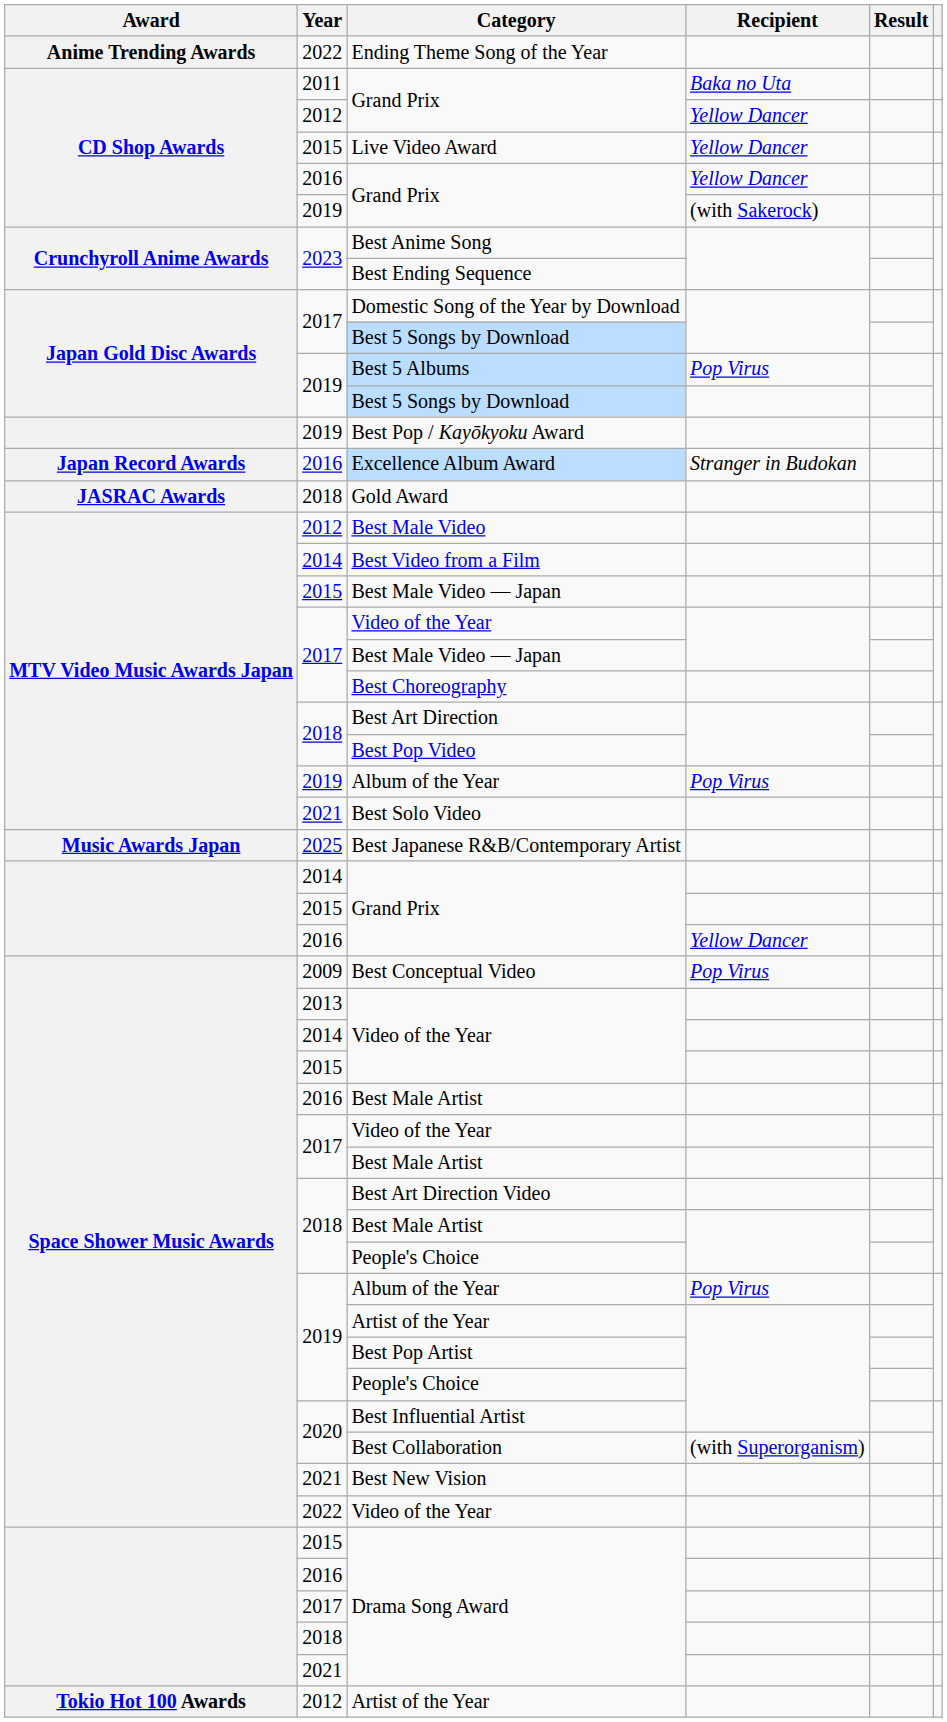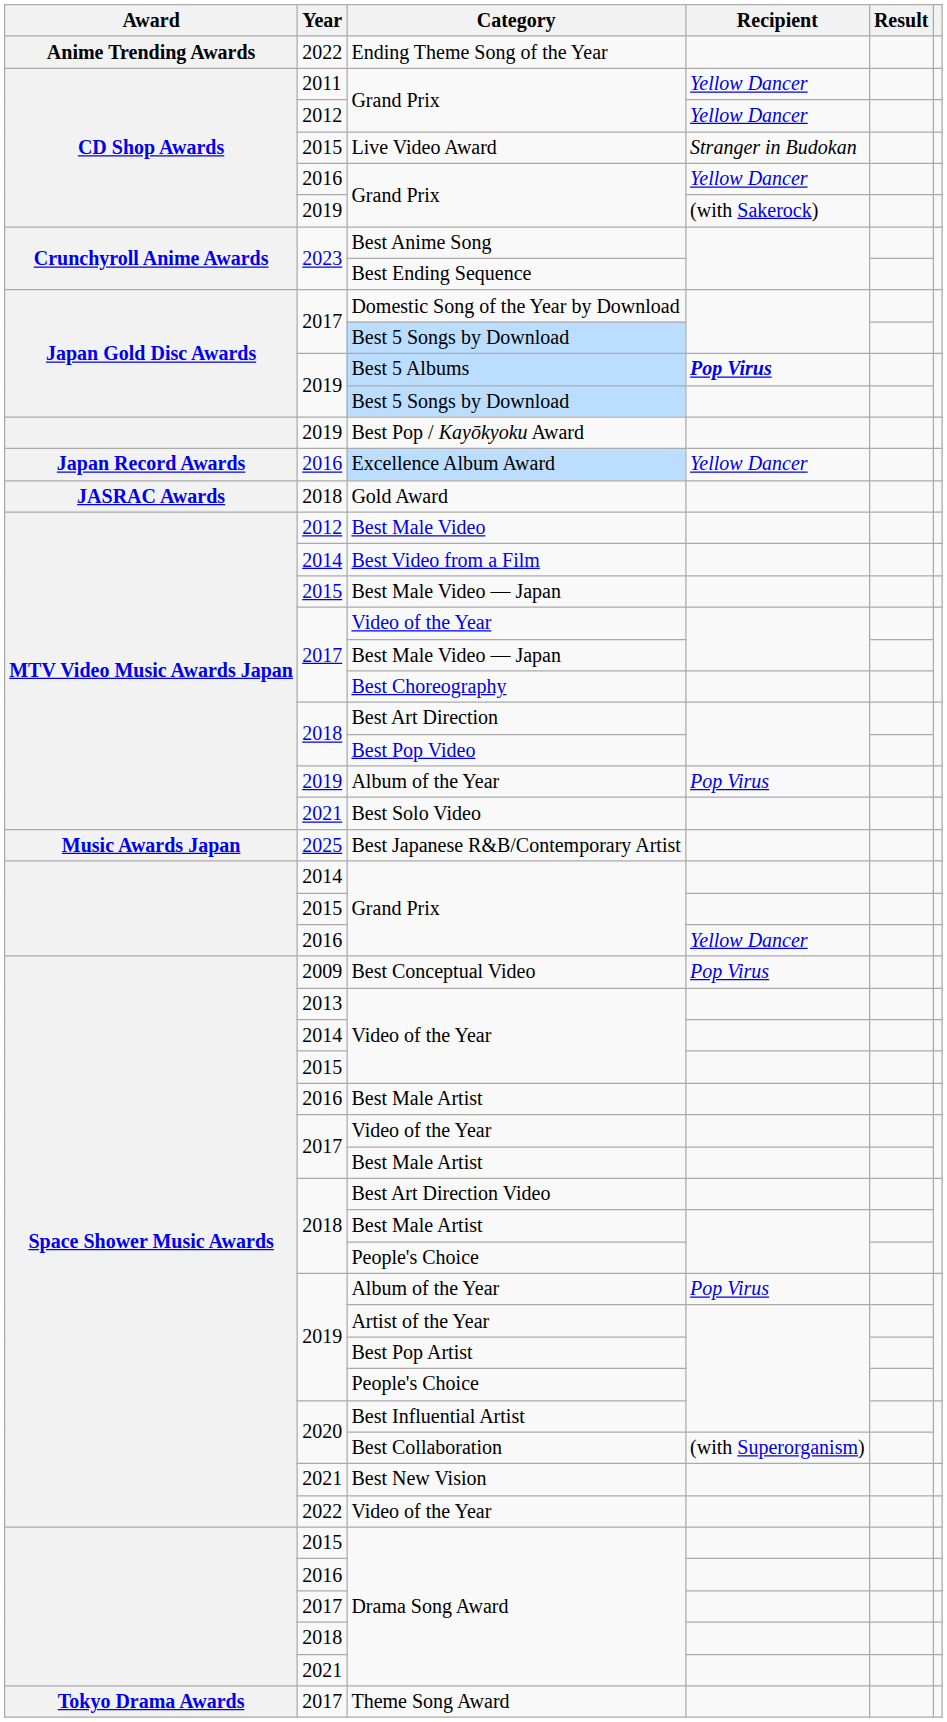(741, 83) Baka no Uta -> (749, 83) Yellow Dancer
(749, 147) Yellow Dancer -> (773, 147) Stranger in Budokan
(730, 369) normal -> (731, 369) bold
(773, 464) Stranger in Budokan -> (749, 464) Yellow Dancer
- row: (322, 1701)
+ row: (322, 1701)
